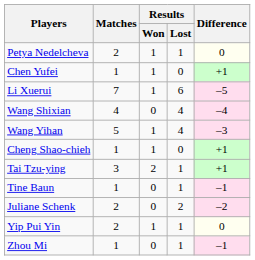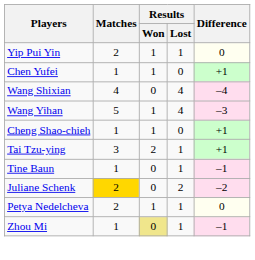rows swapped: (48, 52) <-> (34, 226)
- row: (29, 91)
(116, 207) no background -> (116, 187) gold background
(153, 245) no background -> (153, 226) khaki background
